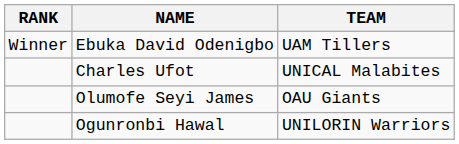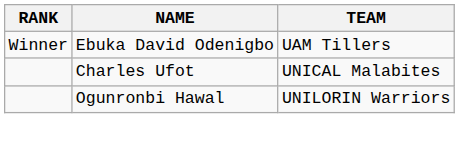- row: (165, 99)
